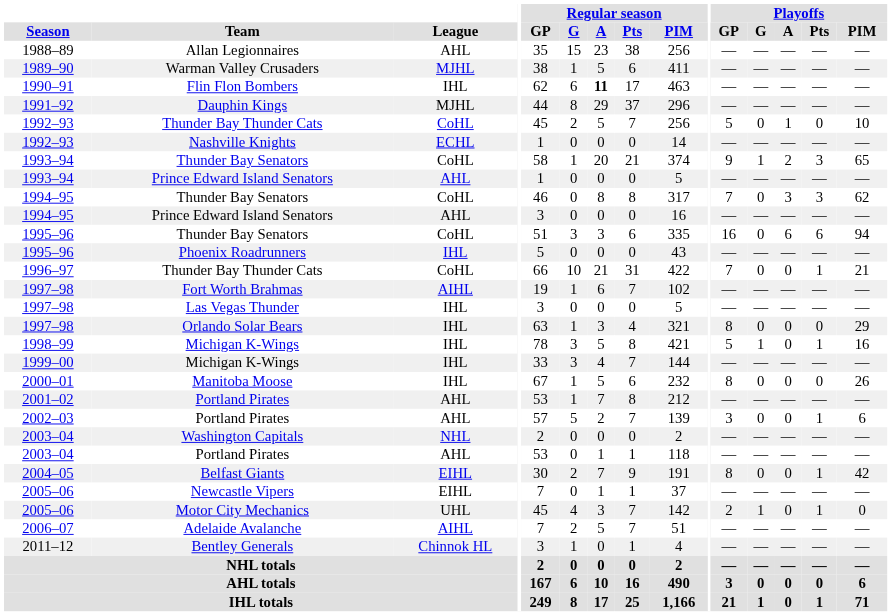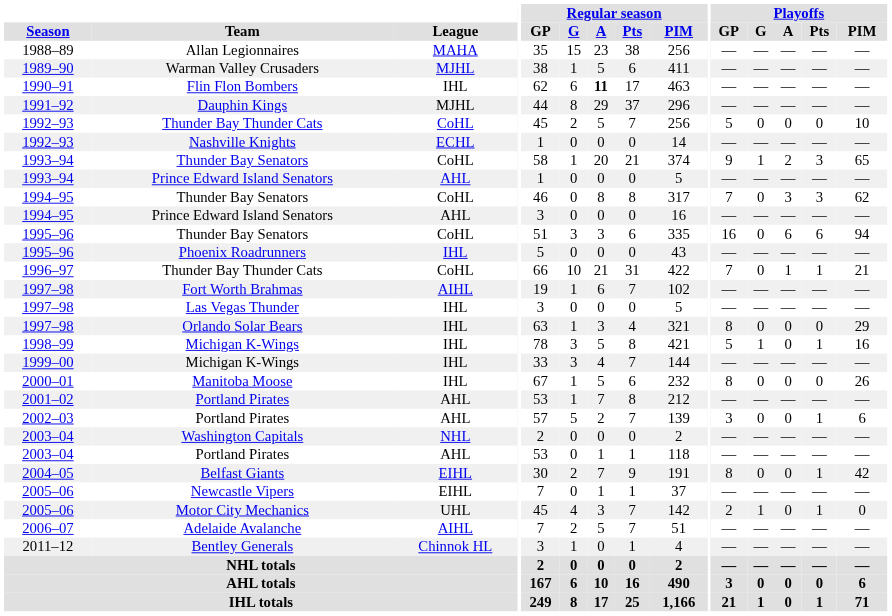(455, 50) AHL -> (455, 50) MAHA
(788, 123) 1 -> (788, 123) 0
(788, 270) 0 -> (788, 270) 1
